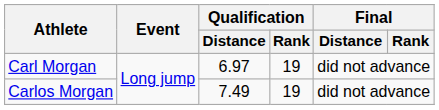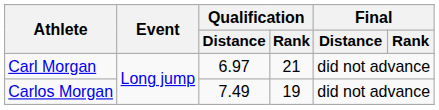(291, 67) 19 -> (291, 67) 21
